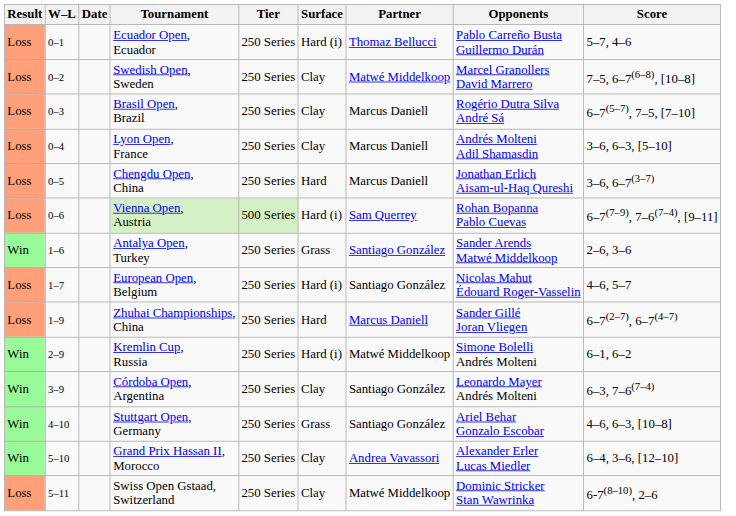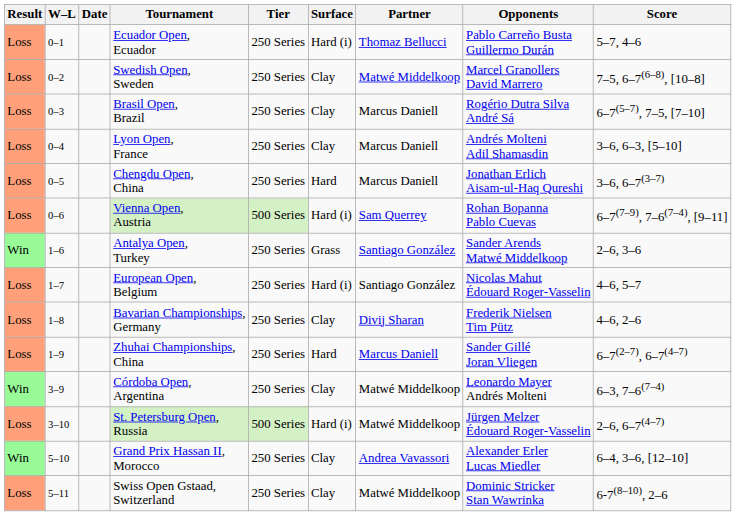+ row: (179, 319)
- row: (148, 354)
(397, 389) Santiago González -> (409, 389) Matwé Middelkoop
+ row: (166, 423)
- row: (152, 423)
